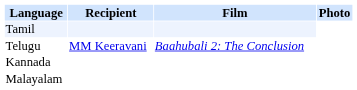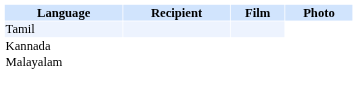- row: (23, 45)
